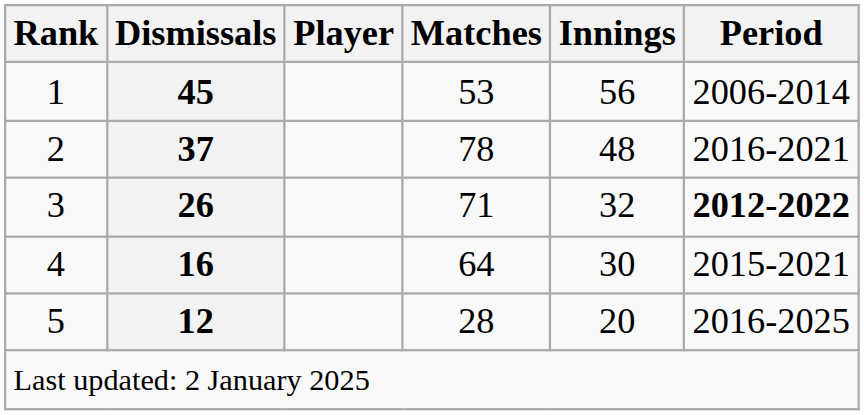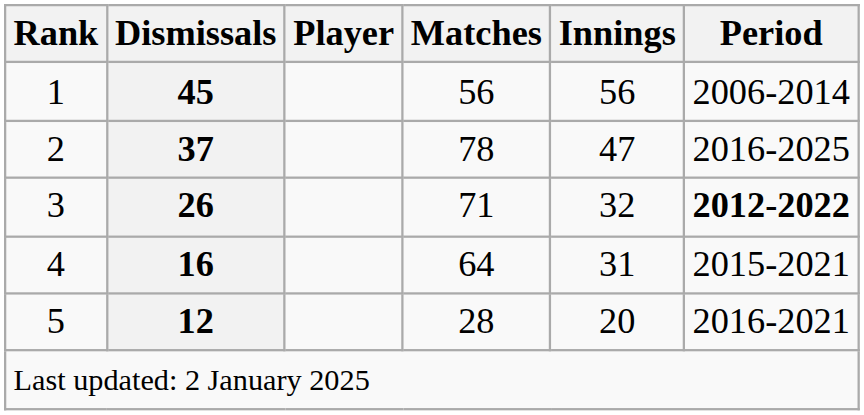(476, 90) 53 -> (476, 90) 56
(617, 148) 48 -> (617, 148) 47
(771, 148) 2016-2021 -> (771, 148) 2016-2025
(617, 263) 30 -> (617, 263) 31
(771, 321) 2016-2025 -> (771, 321) 2016-2021
